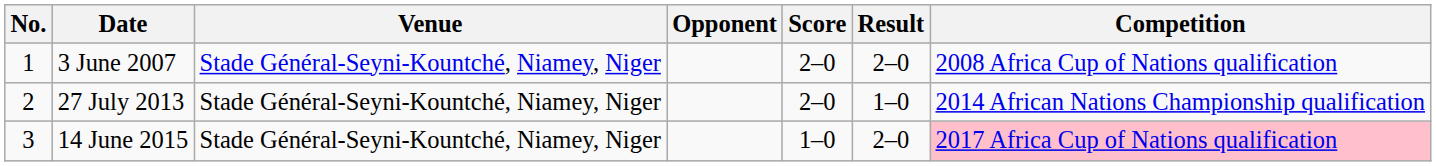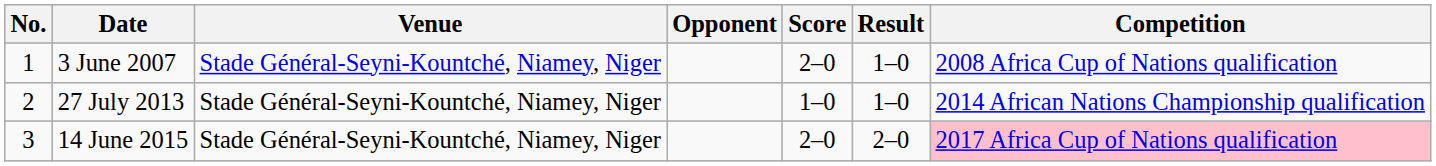(891, 62) 2–0 -> (891, 62) 1–0
(817, 101) 2–0 -> (817, 101) 1–0
(817, 140) 1–0 -> (817, 140) 2–0
